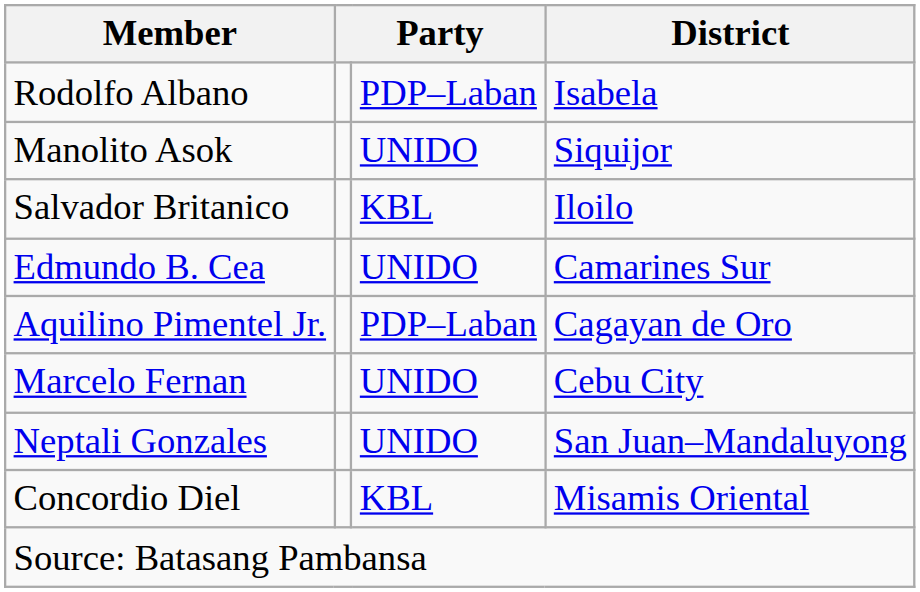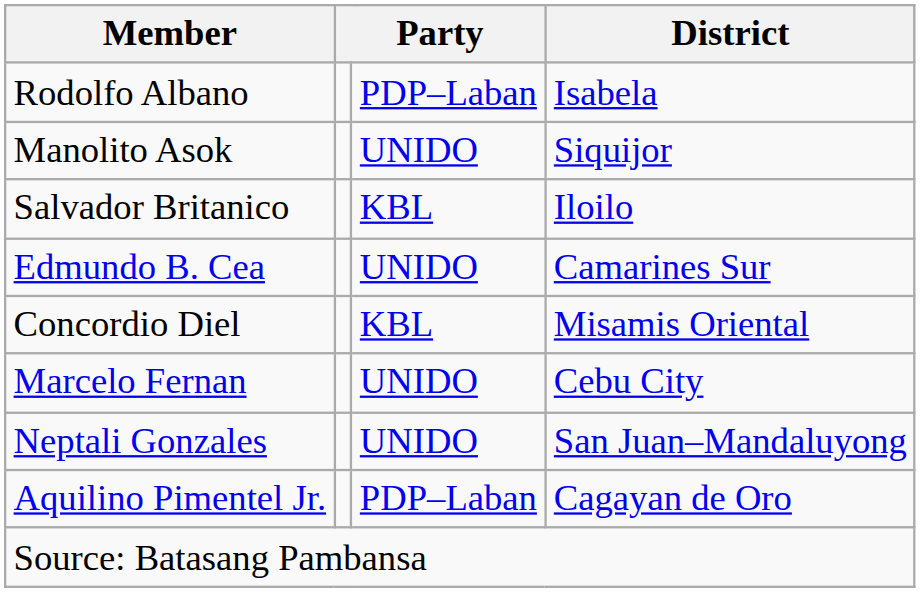rows swapped: (127, 498) <-> (170, 324)
